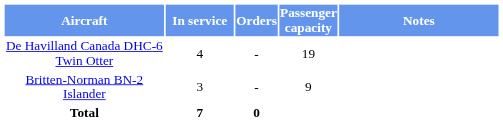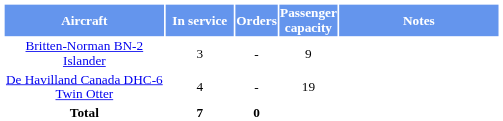rows swapped: (84, 86) <-> (84, 53)
